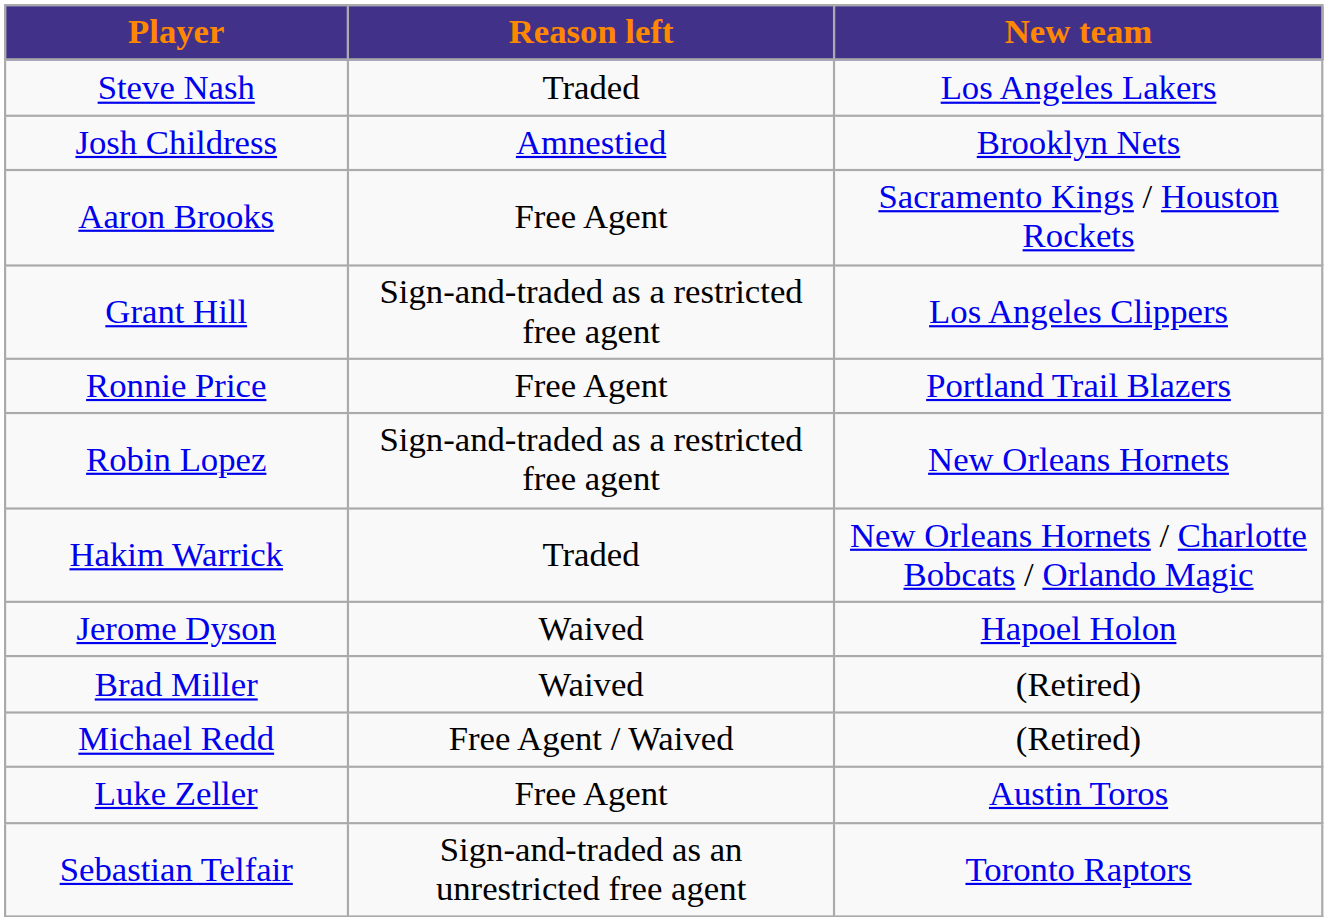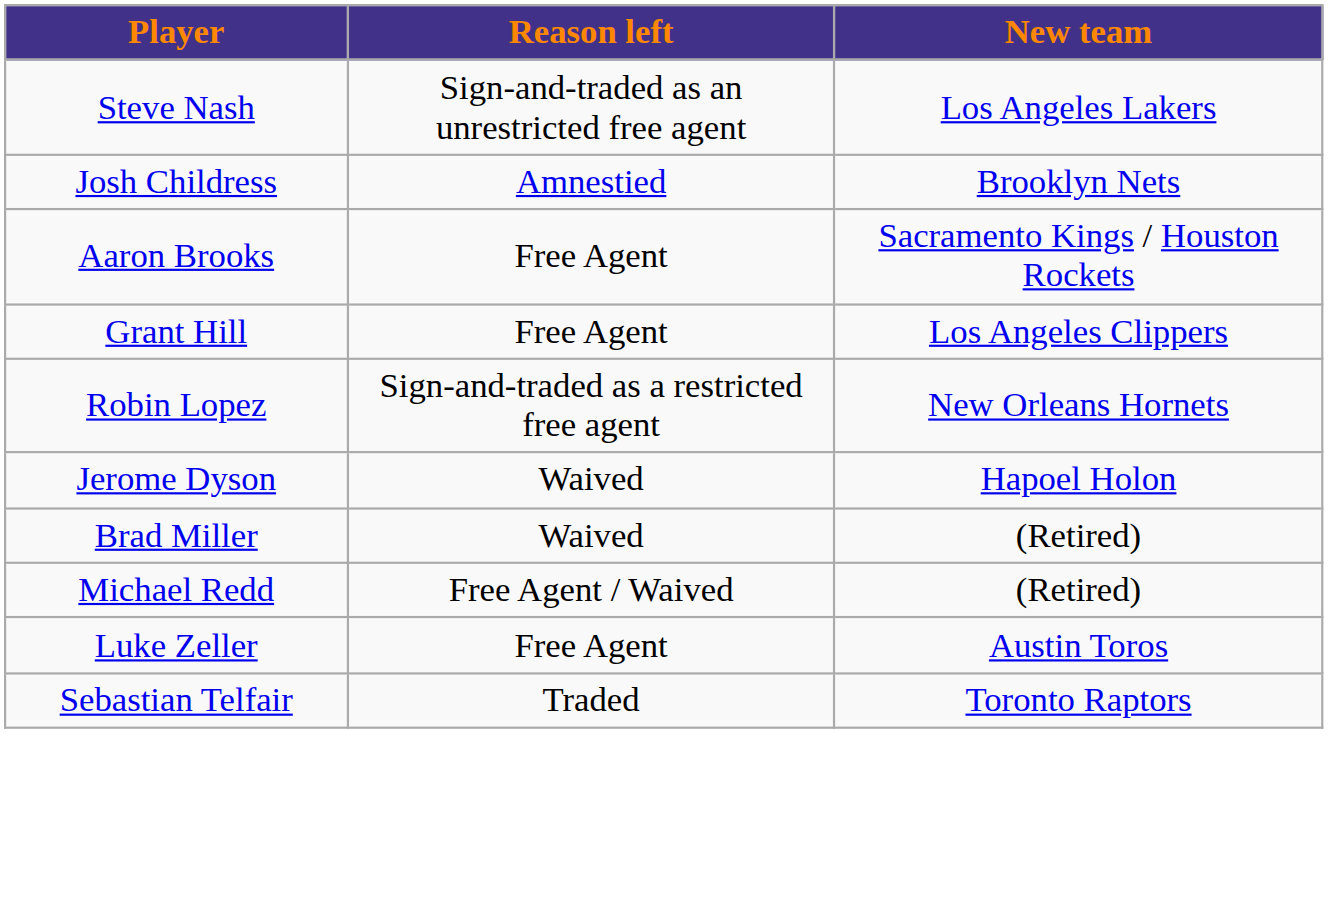(591, 87) Traded -> (591, 106) Sign-and-traded as an unrestricted free agent
(591, 310) Sign-and-traded as a restricted free agent -> (591, 330) Free Agent
- row: (176, 385)
- row: (176, 554)
(591, 868) Sign-and-traded as an unrestricted free agent -> (591, 699) Traded
